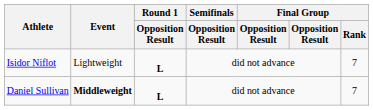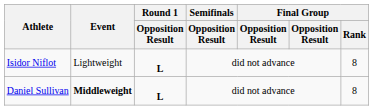(354, 62) 7 -> (354, 62) 8
(354, 90) 7 -> (354, 90) 8
